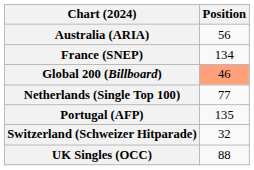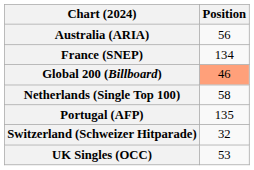(224, 94) 77 -> (224, 94) 58
(224, 154) 88 -> (224, 154) 53
